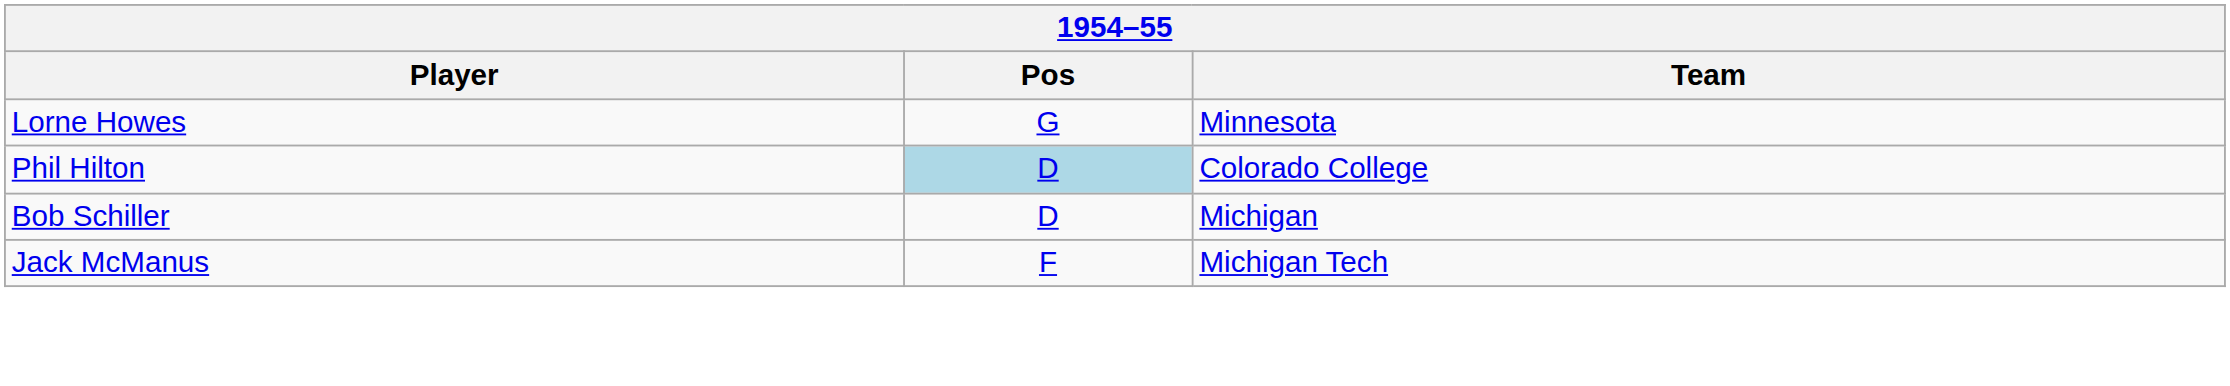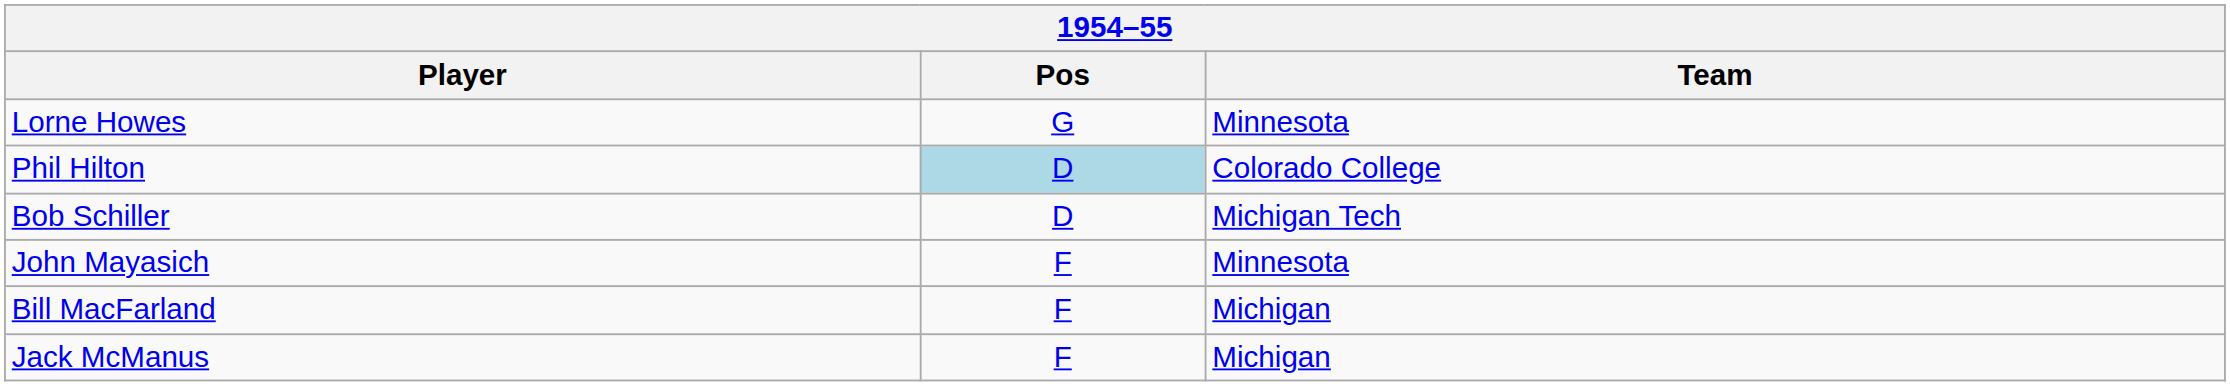(1259, 215) Michigan -> (1307, 215) Michigan Tech
+ row: (110, 262)
+ row: (114, 309)
(1294, 262) Michigan Tech -> (1272, 356) Michigan
